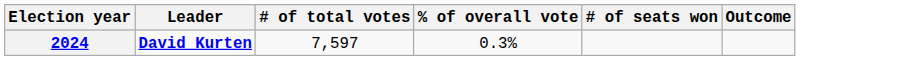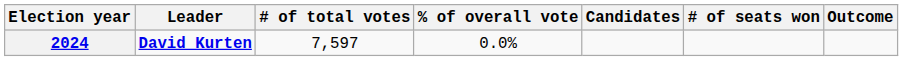+ column: (633, 17)
(498, 43) 0.3% -> (498, 43) 0.0%
